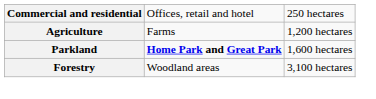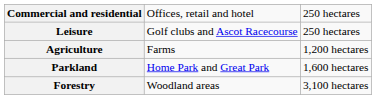+ row: (74, 31)
(214, 49) bold -> (208, 67) normal
